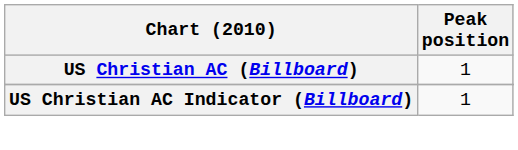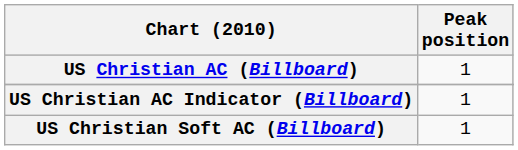+ row: (211, 130)
